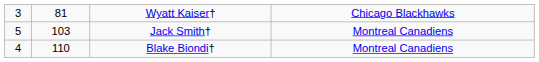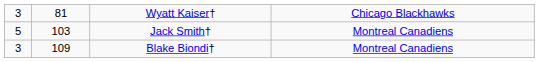(18, 48) 4 -> (18, 48) 3
(61, 48) 110 -> (61, 48) 109
